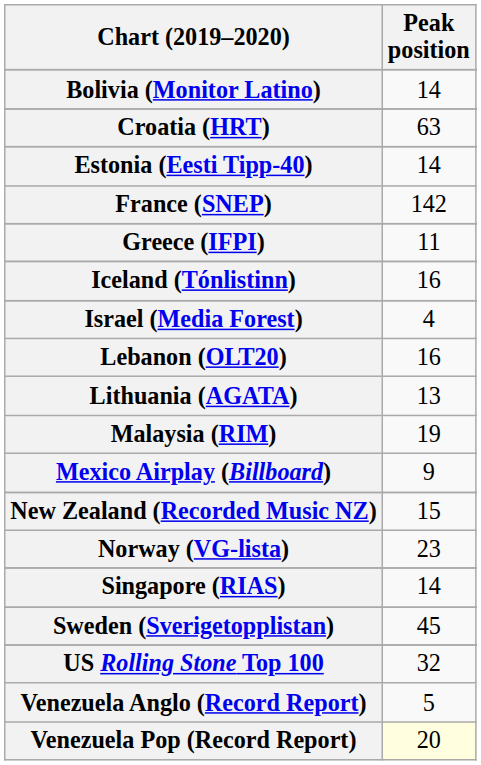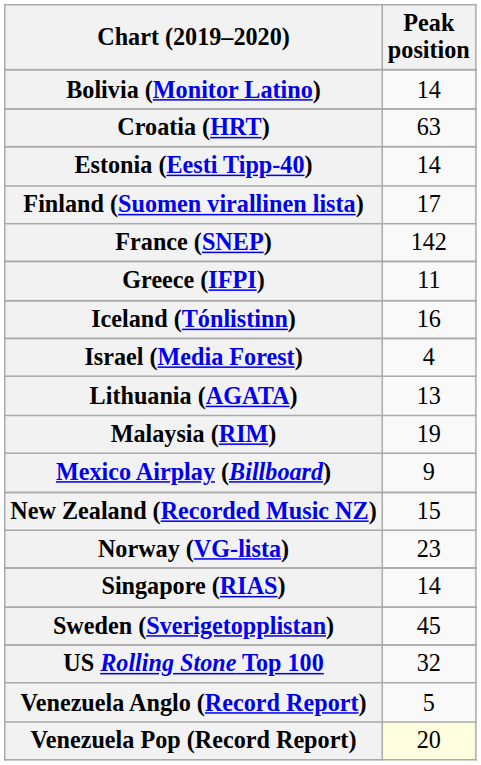+ row: (194, 204)
- row: (194, 357)
